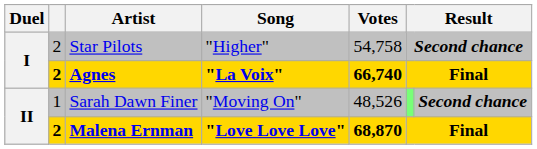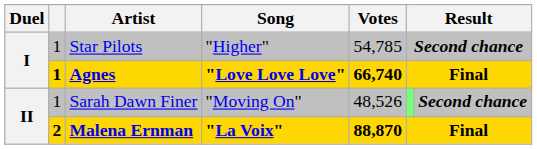(57, 46) 2 -> (57, 46) 1
(378, 46) 54,758 -> (378, 46) 54,785
(57, 74) 2 -> (57, 74) 1
(244, 74) "La Voix" -> (276, 74) "Love Love Love"
(276, 130) "Love Love Love" -> (244, 130) "La Voix"
(378, 130) 68,870 -> (378, 130) 88,870
